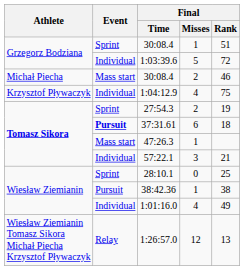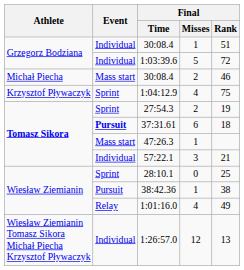(107, 45) Sprint -> (115, 45) Individual
(115, 93) Individual -> (107, 93) Sprint
(115, 206) Individual -> (107, 206) Relay
(107, 240) Relay -> (115, 240) Individual
